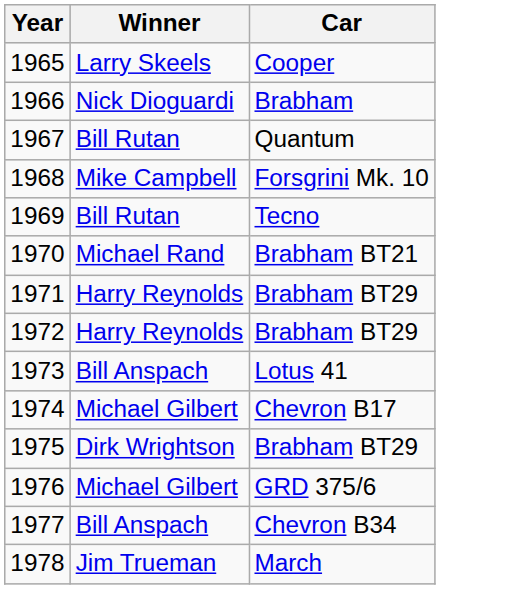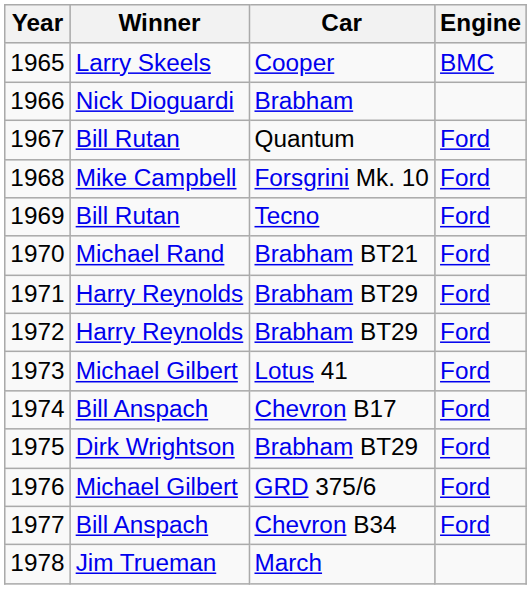+ column: (481, 23)
(142, 370) Bill Anspach -> (157, 370) Michael Gilbert
(157, 409) Michael Gilbert -> (142, 409) Bill Anspach
